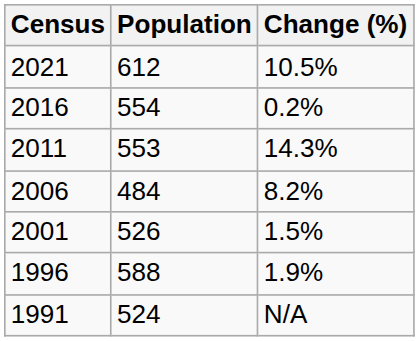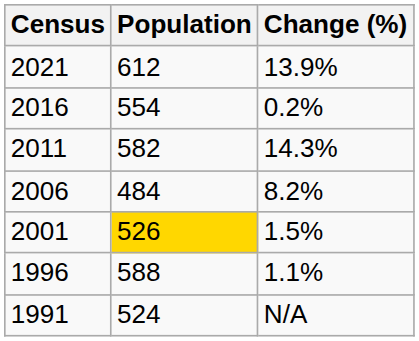(301, 66) 10.5% -> (301, 66) 13.9%
(139, 149) 553 -> (139, 149) 582
(139, 231) no background -> (139, 231) gold background
(294, 273) 1.9% -> (294, 273) 1.1%
